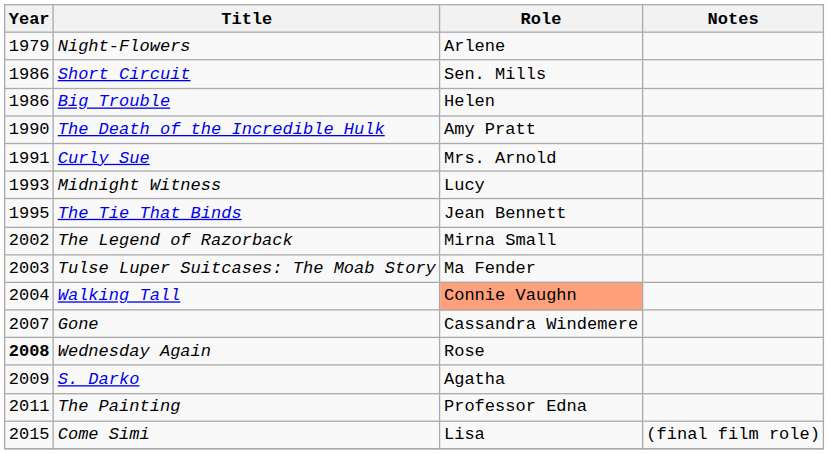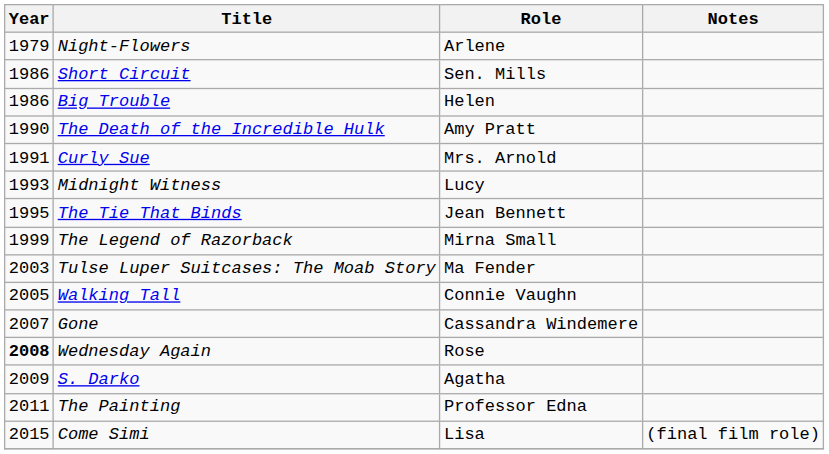(29, 241) 2002 -> (29, 241) 1999
(29, 296) 2004 -> (29, 296) 2005
(510, 296) lightsalmon background -> (510, 296) no background
